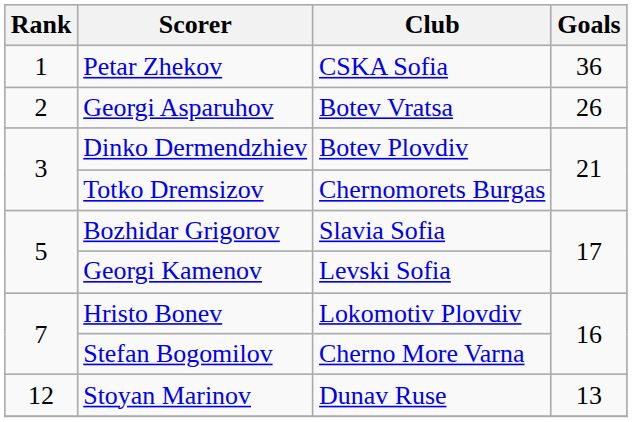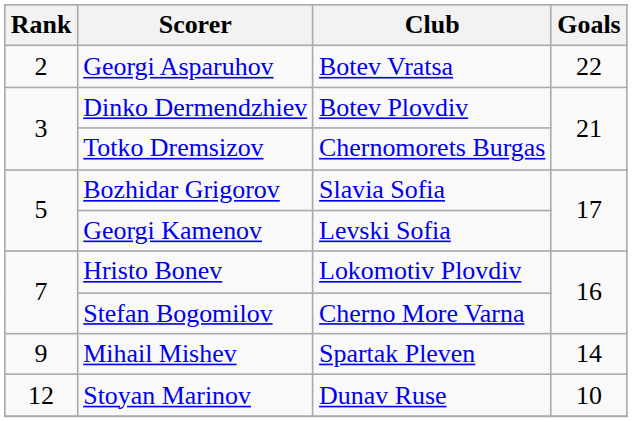- row: (153, 66)
(589, 107) 26 -> (589, 66) 22
+ row: (160, 353)
(589, 395) 13 -> (589, 395) 10
